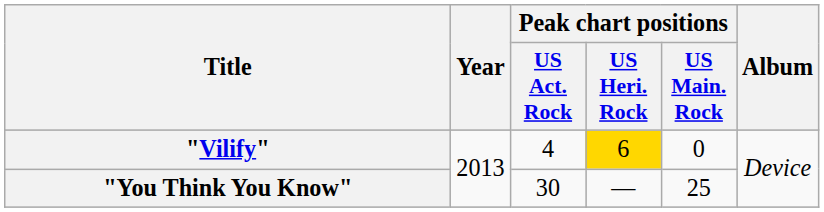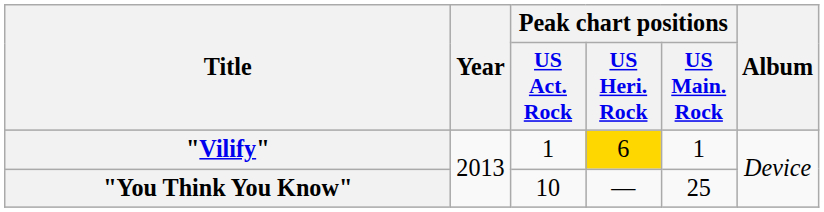(548, 149) 4 -> (548, 149) 1
(699, 149) 0 -> (699, 149) 1
(548, 187) 30 -> (548, 187) 10
